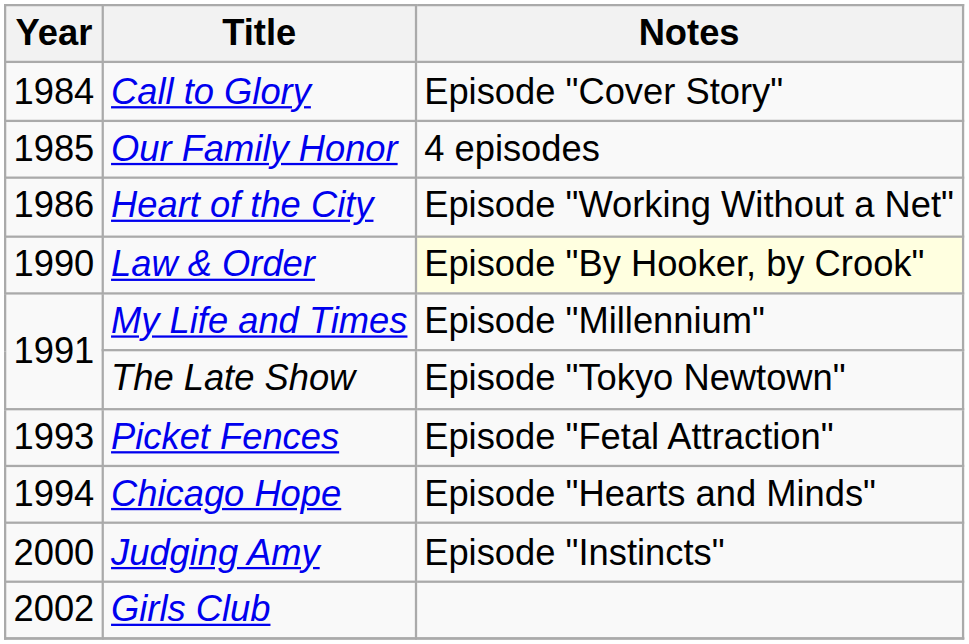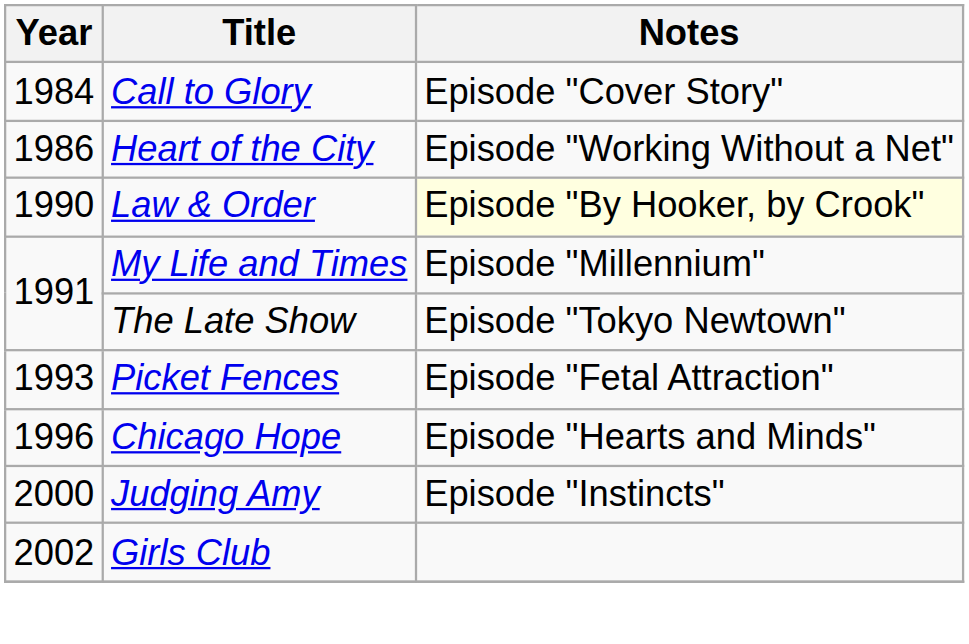- row: (254, 148)
(54, 494) 1994 -> (54, 436) 1996
